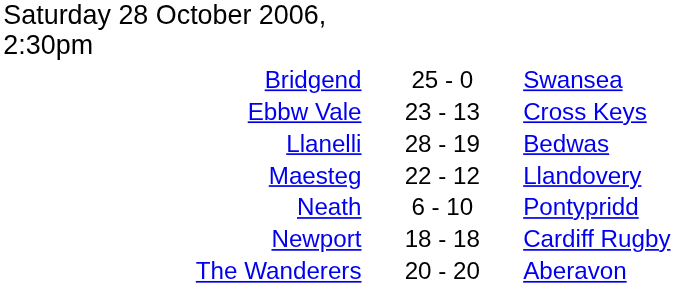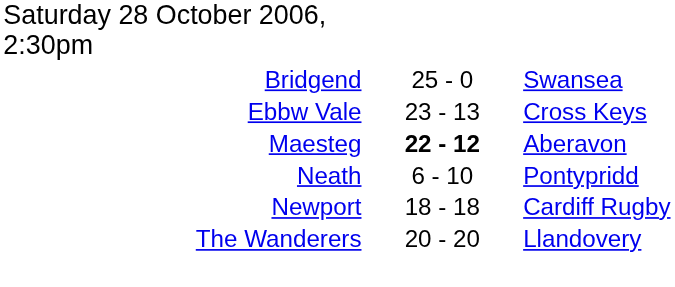- row: (324, 143)
(442, 175) normal -> (442, 143) bold
(582, 175) Llandovery -> (575, 143) Aberavon
(575, 271) Aberavon -> (582, 239) Llandovery
